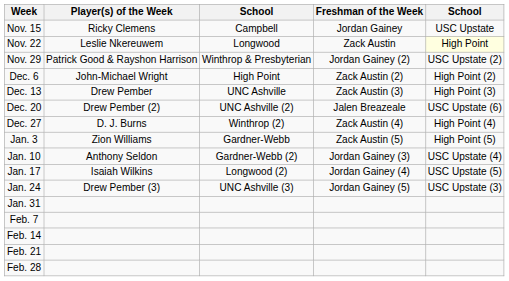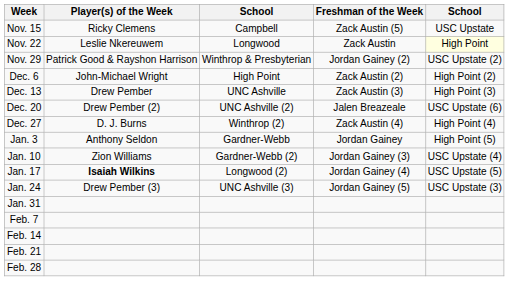(370, 28) Jordan Gainey -> (370, 28) Zack Austin (5)
(122, 140) Zion Williams -> (122, 140) Anthony Seldon
(370, 140) Zack Austin (5) -> (370, 140) Jordan Gainey
(122, 156) Anthony Seldon -> (122, 156) Zion Williams
(122, 172) normal -> (122, 172) bold
